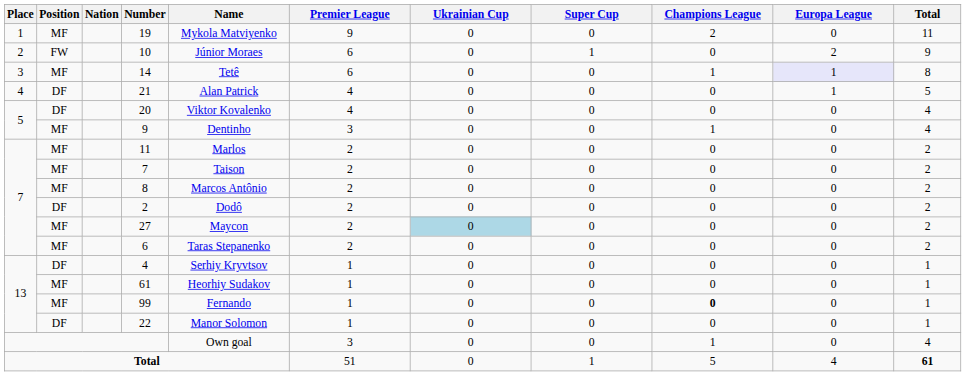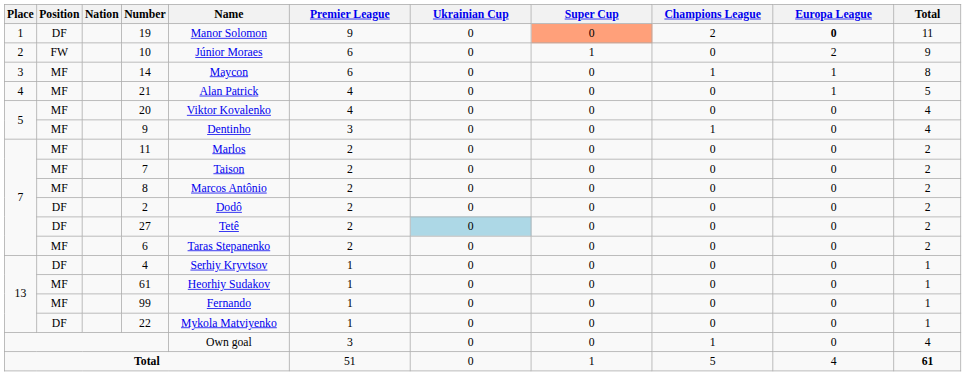(59, 33) MF -> (59, 33) DF
(229, 33) Mykola Matviyenko -> (229, 33) Manor Solomon
(592, 33) no background -> (592, 33) lightsalmon background
(834, 33) normal -> (834, 33) bold
(229, 72) Tetê -> (229, 72) Maycon
(834, 72) lavender background -> (834, 72) no background
(59, 91) DF -> (59, 91) MF
(59, 110) DF -> (59, 110) MF
(59, 226) MF -> (59, 226) DF
(229, 226) Maycon -> (229, 226) Tetê
(713, 303) bold -> (713, 303) normal
(229, 323) Manor Solomon -> (229, 323) Mykola Matviyenko
